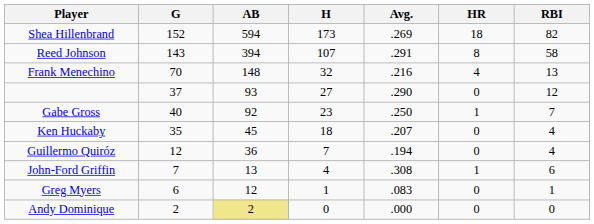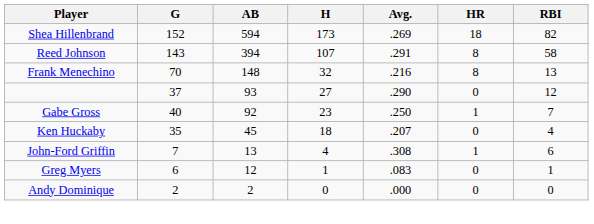(477, 72) 4 -> (476, 72) 8
- row: (71, 151)
(251, 209) khaki background -> (250, 190) no background
